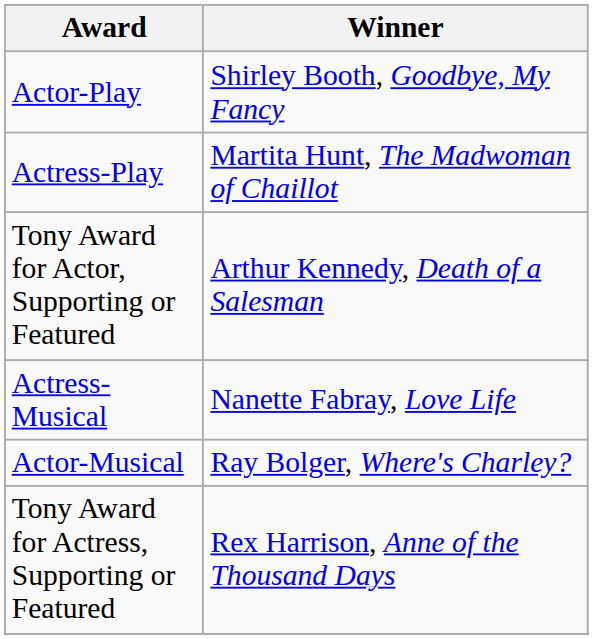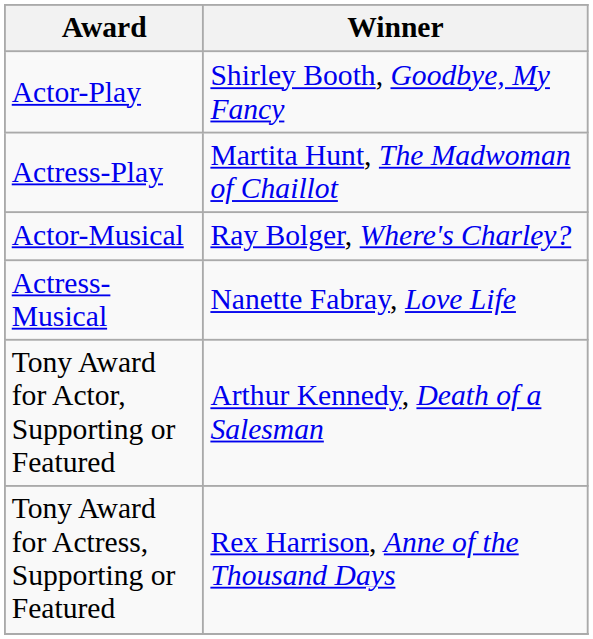rows swapped: (98, 462) <-> (94, 285)
